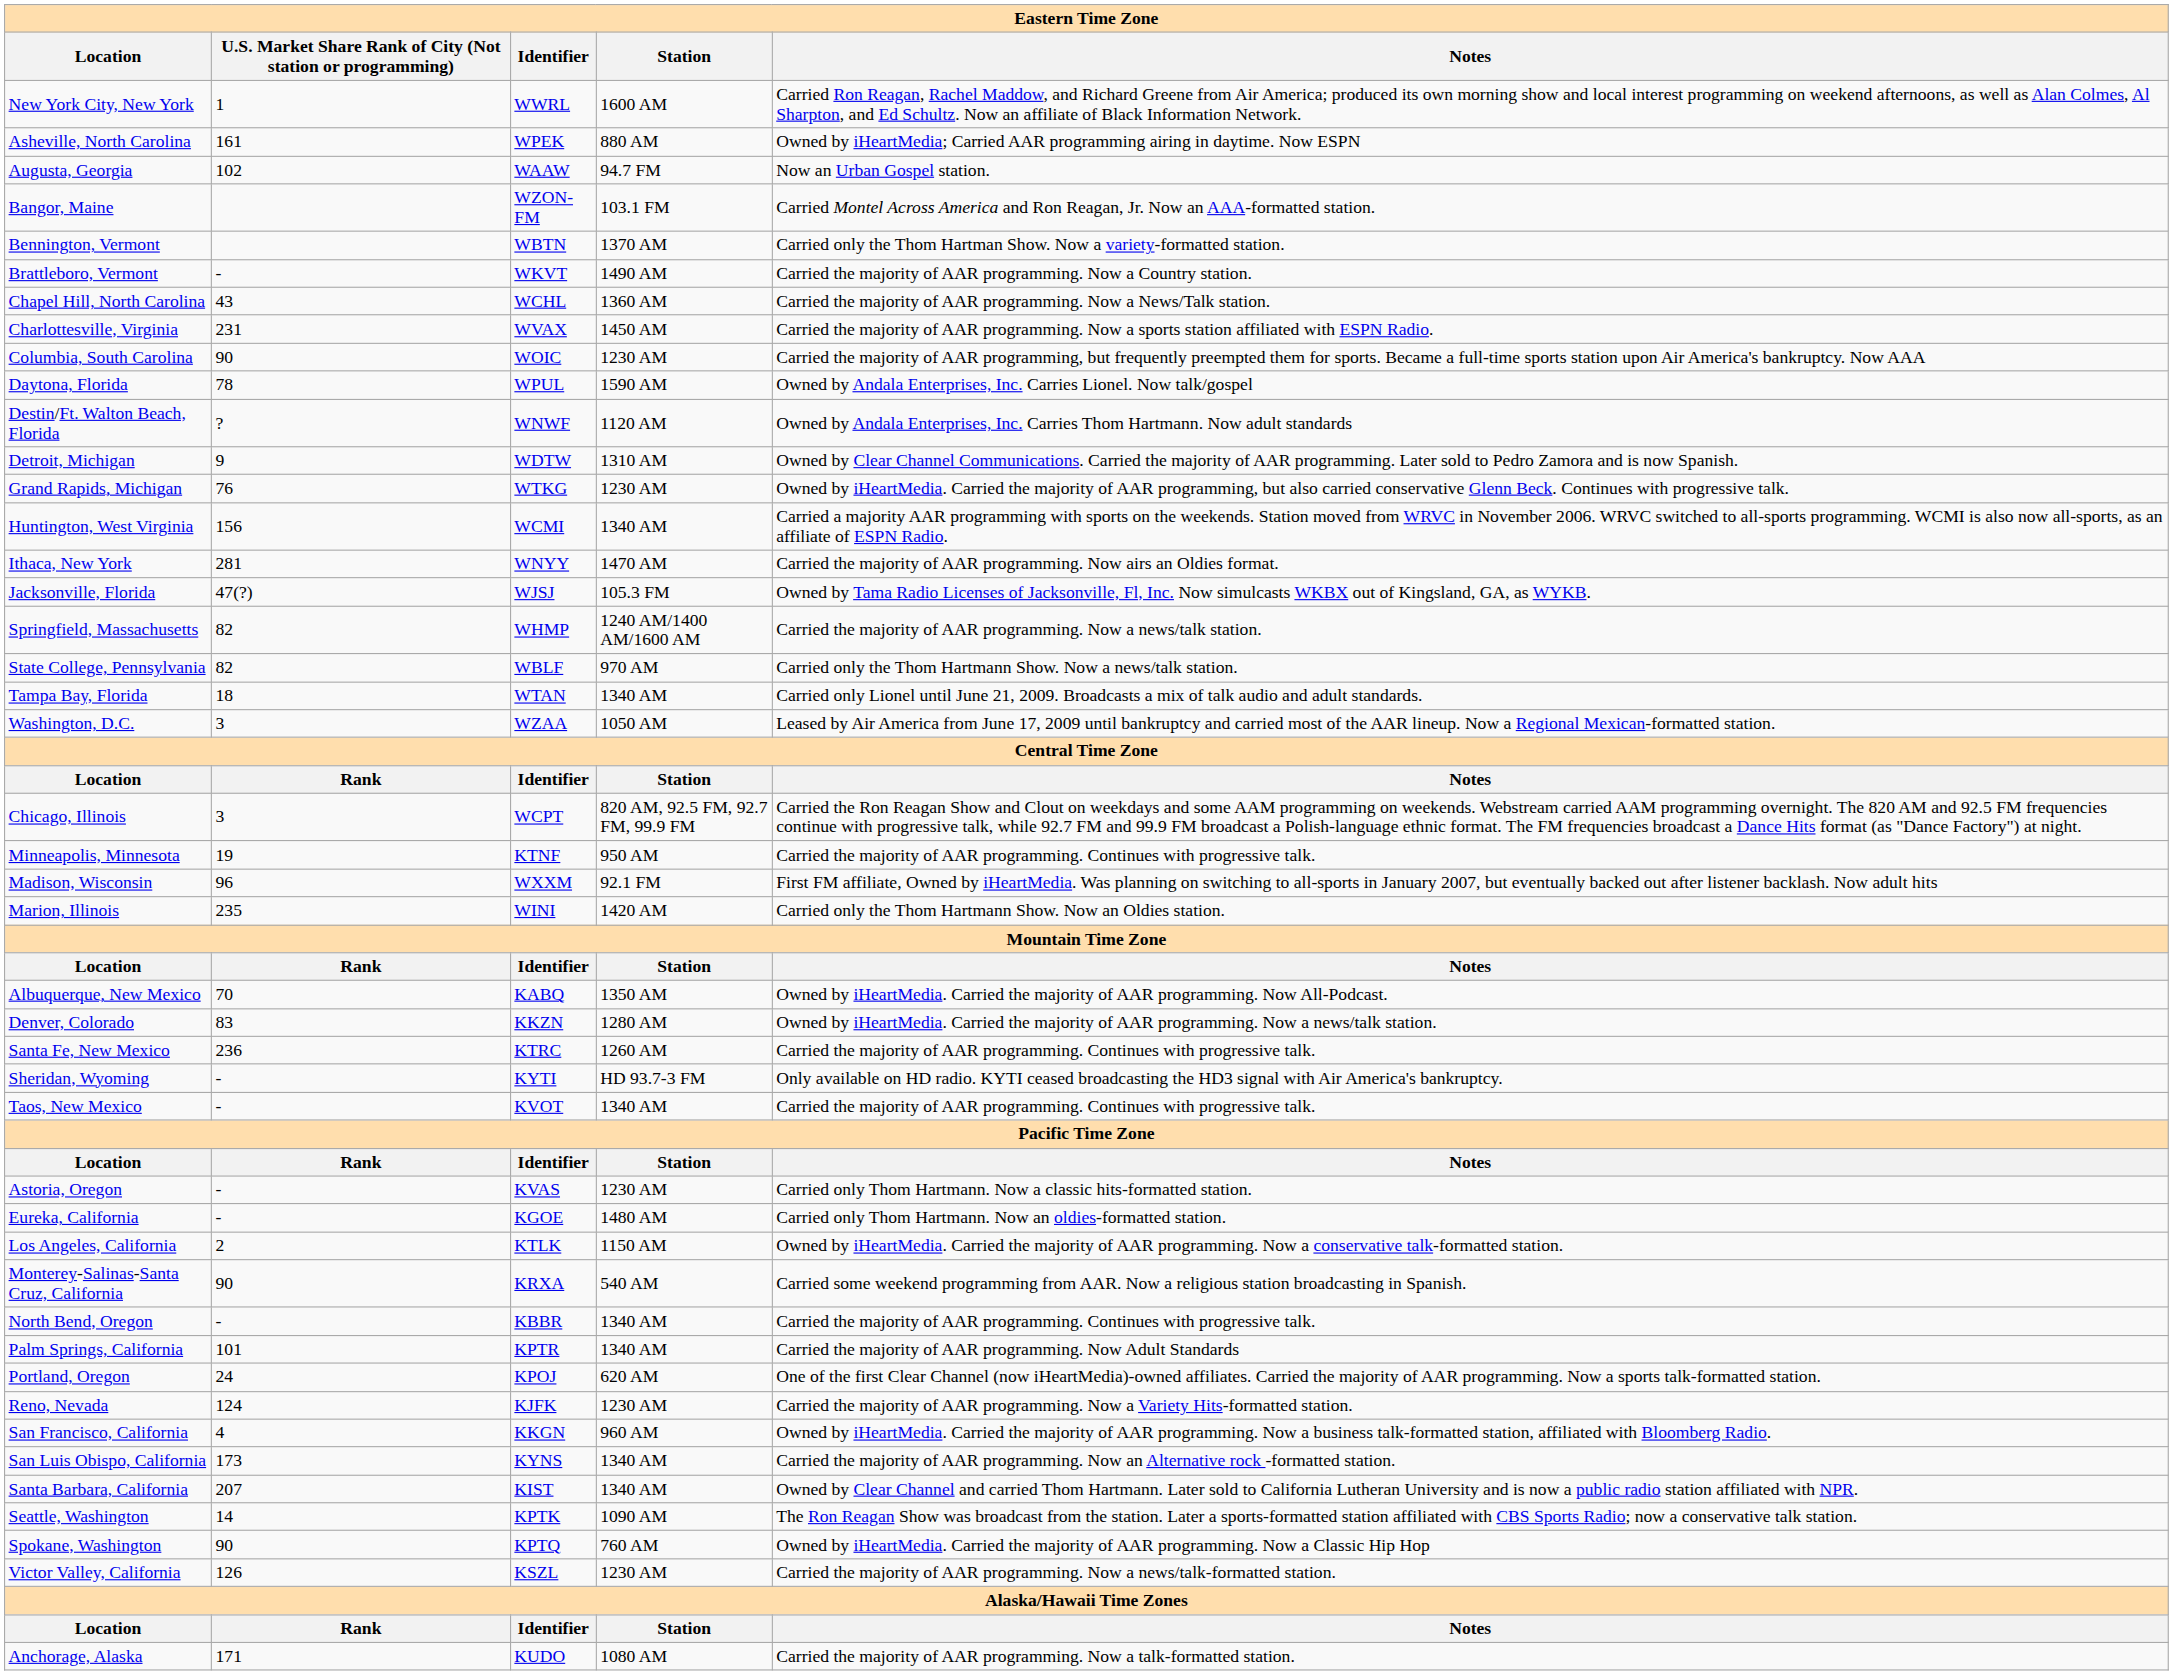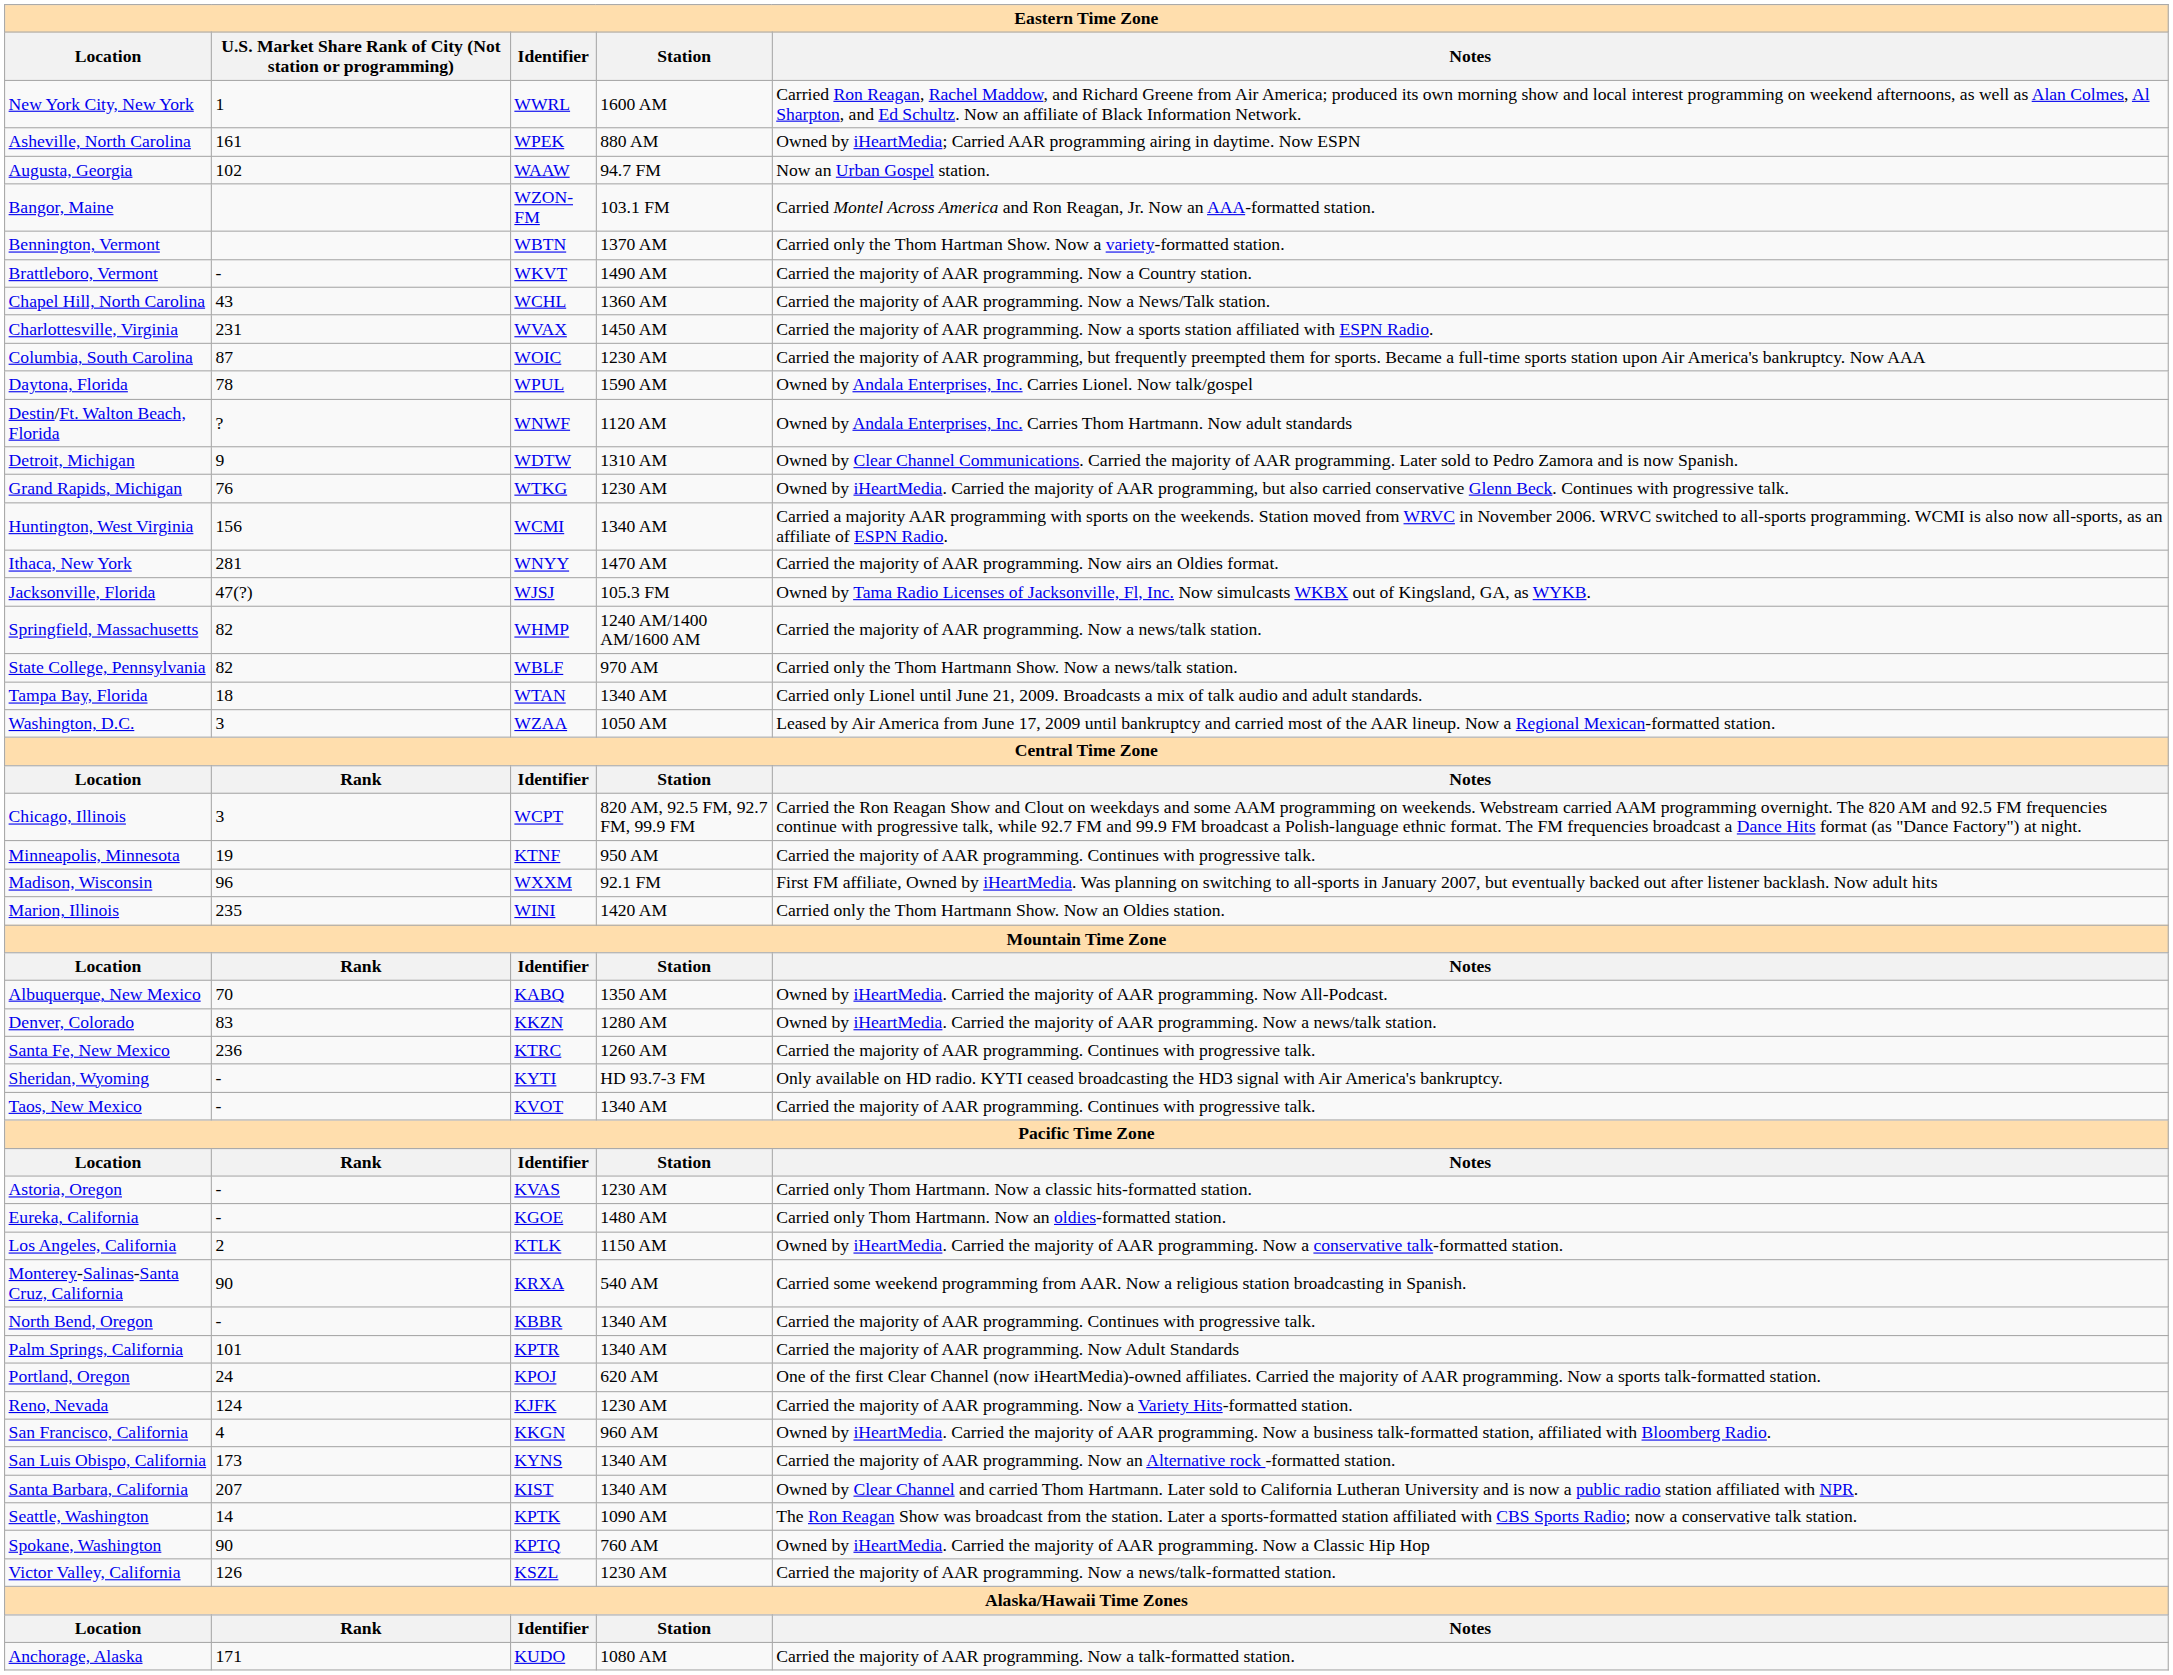(224, 356) 90 -> (224, 356) 87
